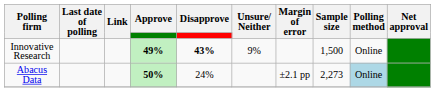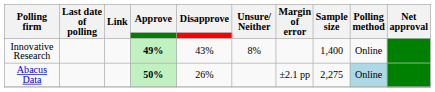(204, 51) bold -> (204, 51) normal
(254, 51) 9% -> (254, 51) 8%
(332, 51) 1,500 -> (332, 51) 1,400
(204, 75) 24% -> (204, 75) 26%
(332, 75) 2,273 -> (332, 75) 2,275
